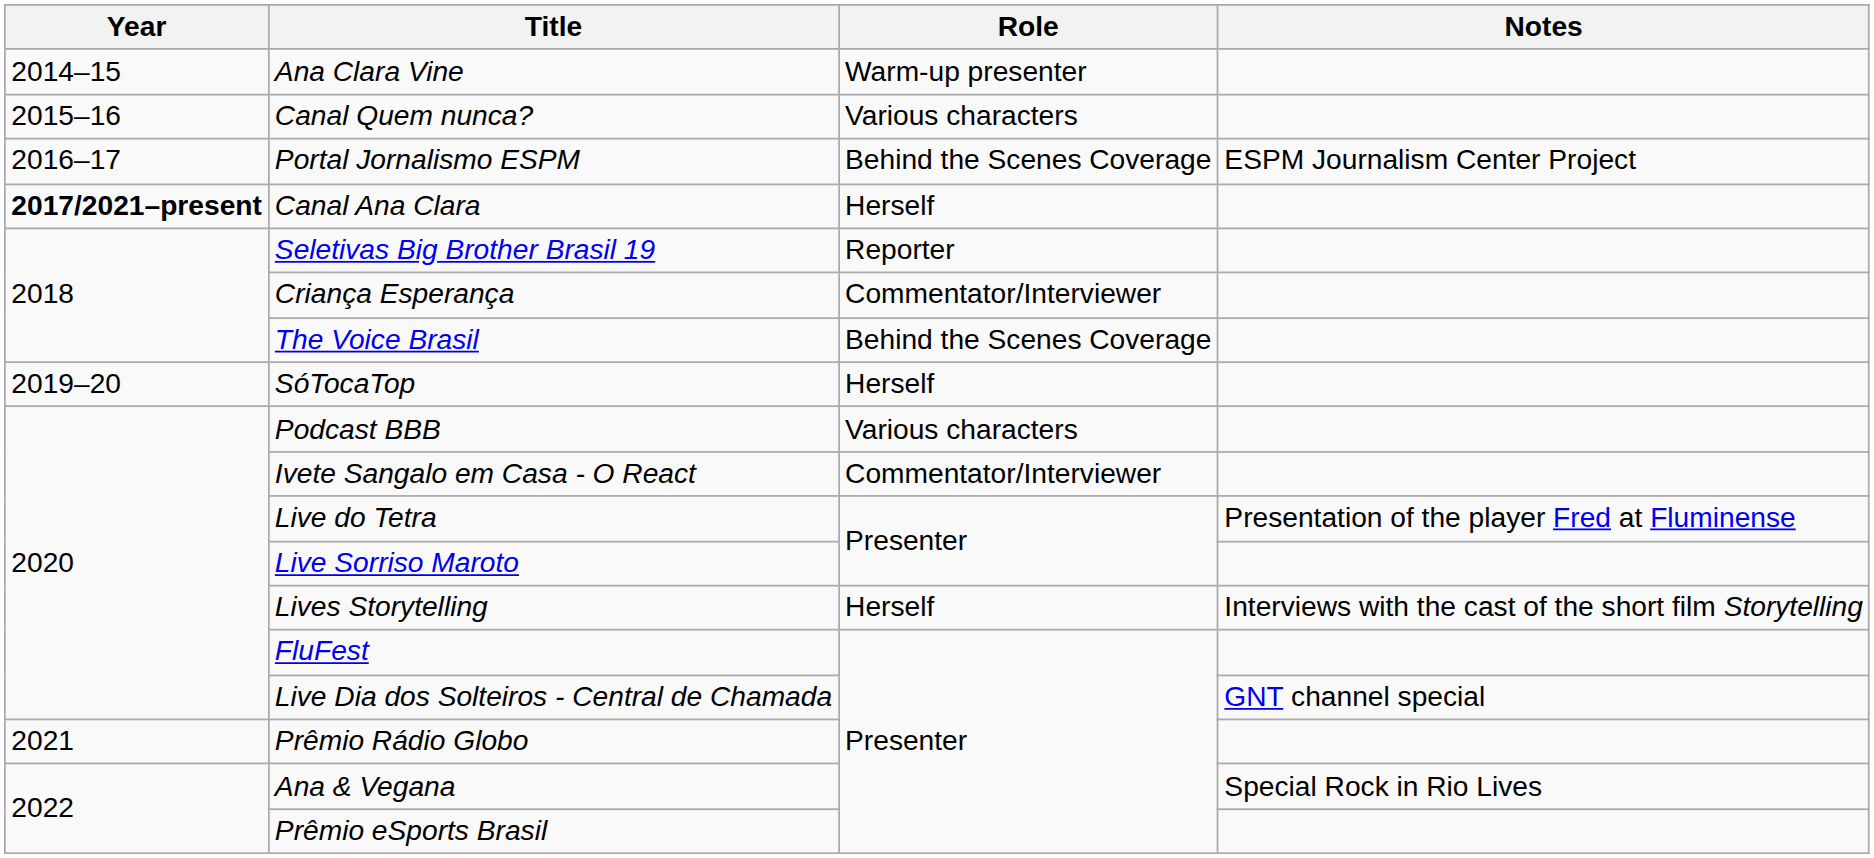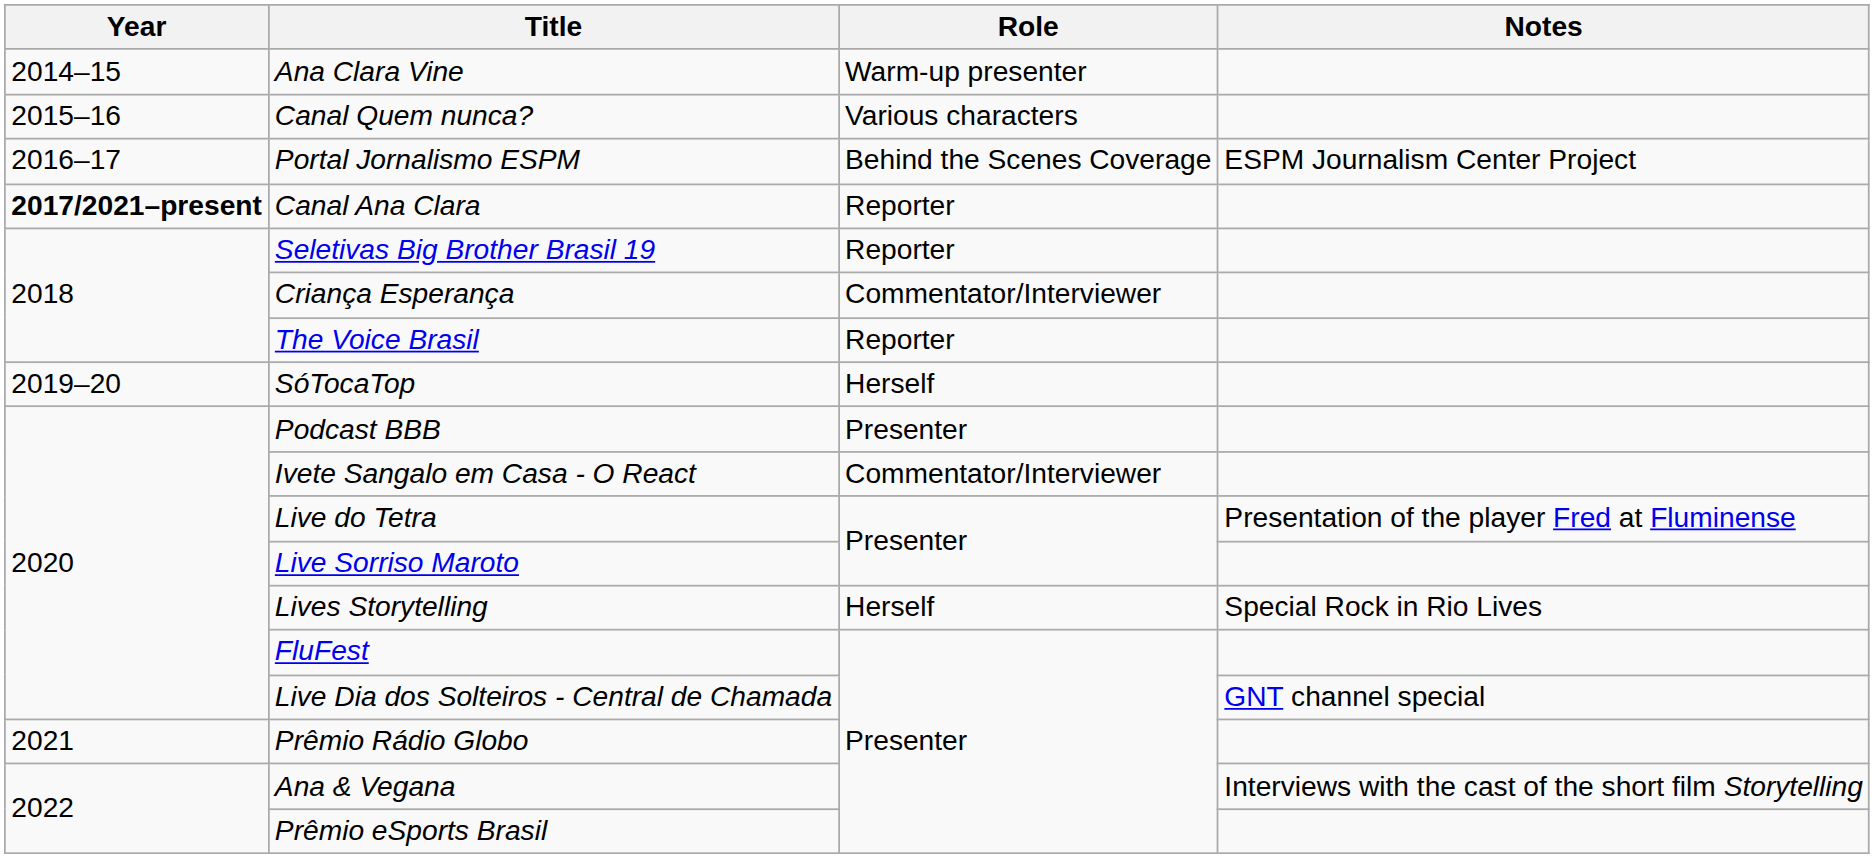(890, 205) Herself -> (900, 205) Reporter
(1028, 339) Behind the Scenes Coverage -> (900, 339) Reporter
(961, 428) Various characters -> (906, 428) Presenter
(1544, 607) Interviews with the cast of the short film Storytelling -> (1383, 607) Special Rock in Rio Lives
(1383, 786) Special Rock in Rio Lives -> (1544, 786) Interviews with the cast of the short film Storytelling
